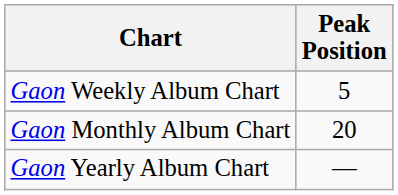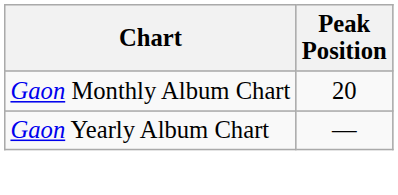- row: (145, 90)
